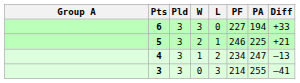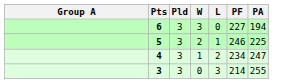- column: (282, 12)
